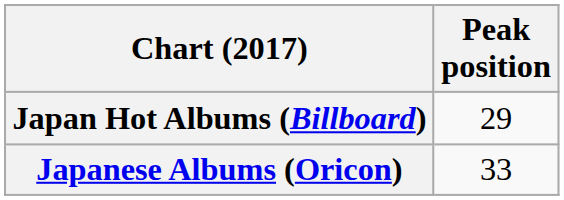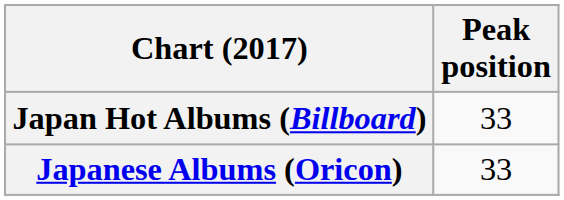(496, 117) 29 -> (496, 117) 33
